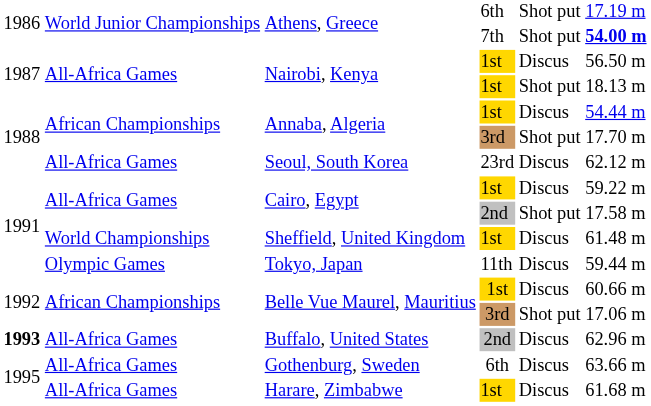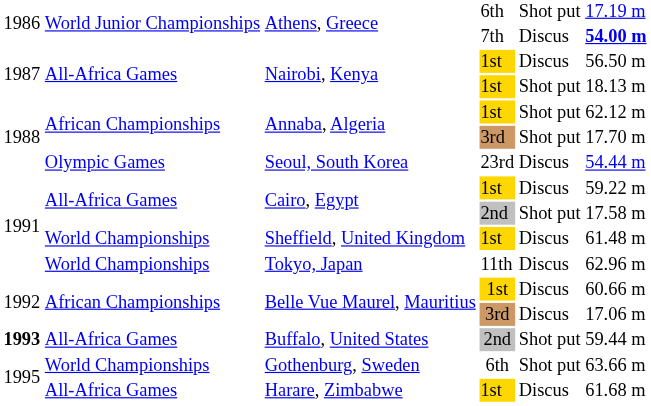(550, 36) Shot put -> (544, 36) Discus
(544, 111) Discus -> (550, 111) Shot put
(615, 111) 54.44 m -> (615, 111) 62.12 m
(111, 162) All-Africa Games -> (105, 162) Olympic Games
(615, 162) 62.12 m -> (615, 162) 54.44 m
(105, 263) Olympic Games -> (127, 263) World Championships
(615, 263) 59.44 m -> (615, 263) 62.96 m
(550, 314) Shot put -> (544, 314) Discus
(544, 339) Discus -> (550, 339) Shot put
(615, 339) 62.96 m -> (615, 339) 59.44 m
(111, 364) All-Africa Games -> (127, 364) World Championships
(544, 364) Discus -> (550, 364) Shot put
